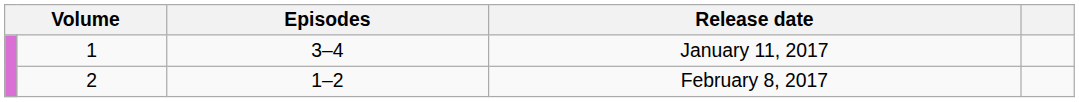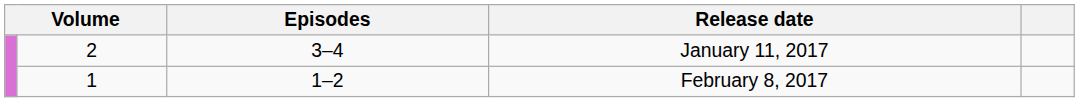(92, 50) 1 -> (92, 50) 2
(92, 81) 2 -> (92, 81) 1
